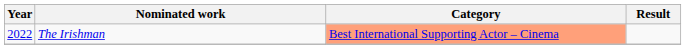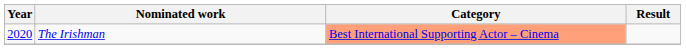(20, 34) 2022 -> (20, 34) 2020
